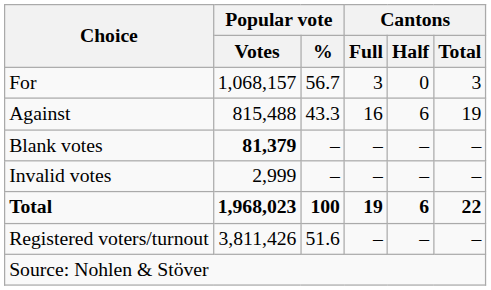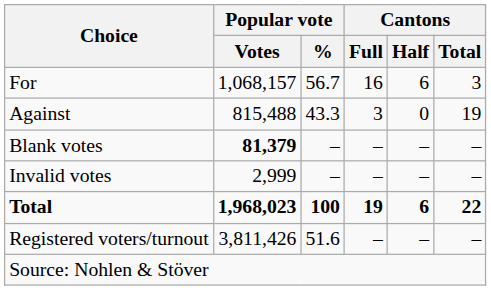(378, 82) 3 -> (373, 82) 16
(424, 82) 0 -> (424, 82) 6
(373, 113) 16 -> (378, 113) 3
(424, 113) 6 -> (424, 113) 0
